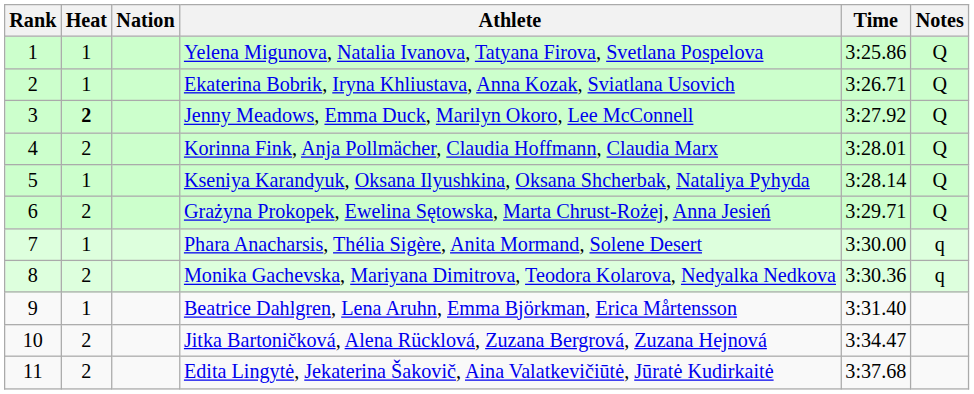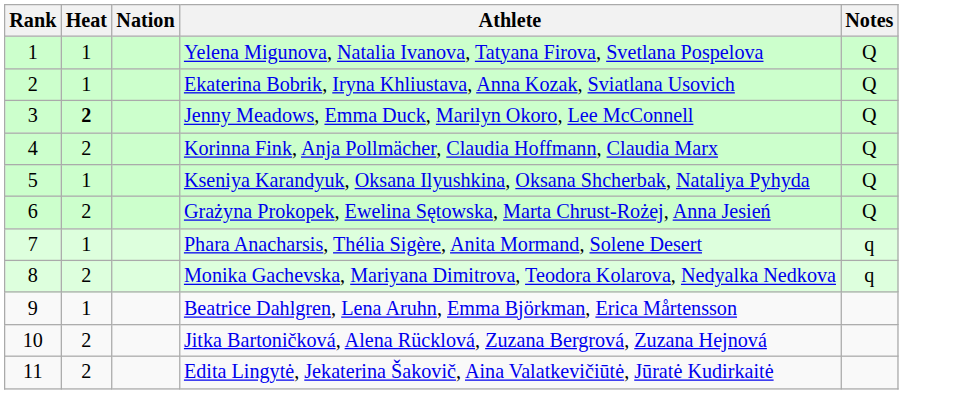- column: (876, 20)
